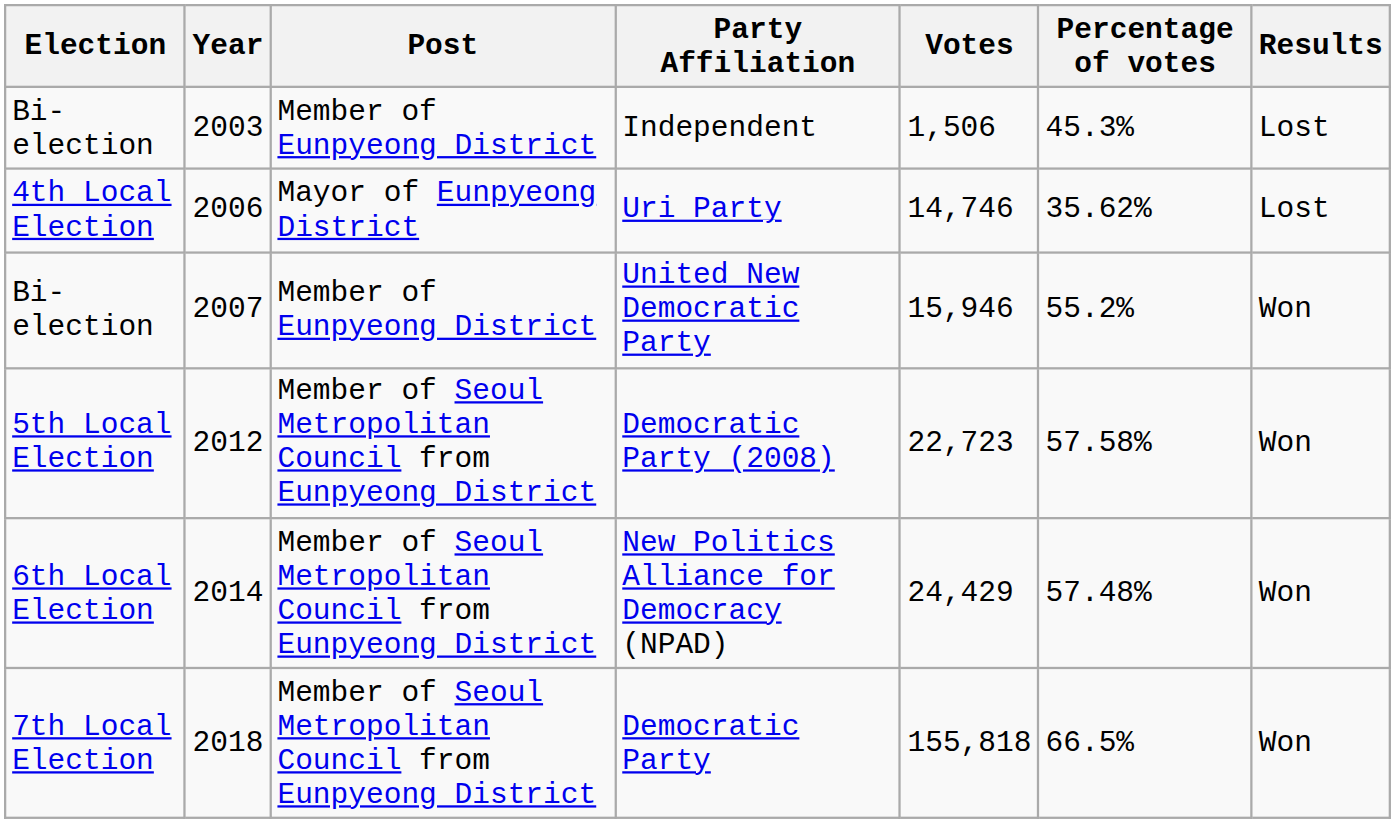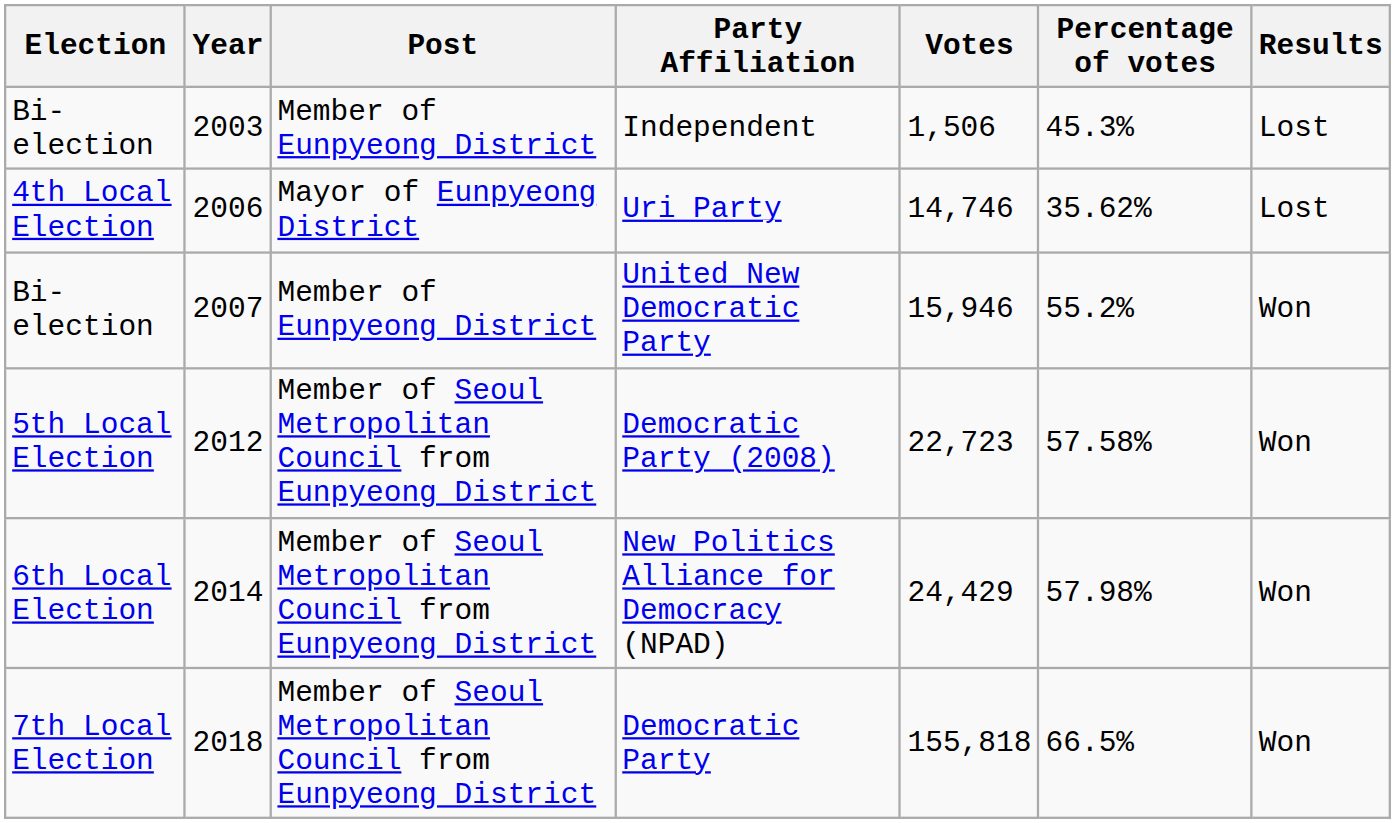(1099, 593) 57.48% -> (1099, 593) 57.98%
